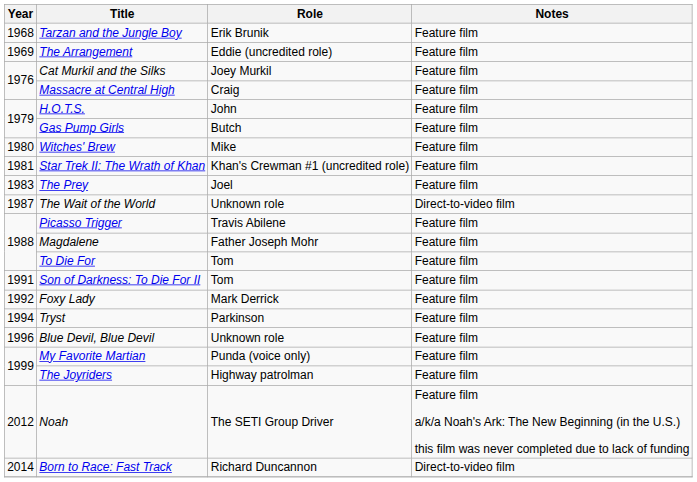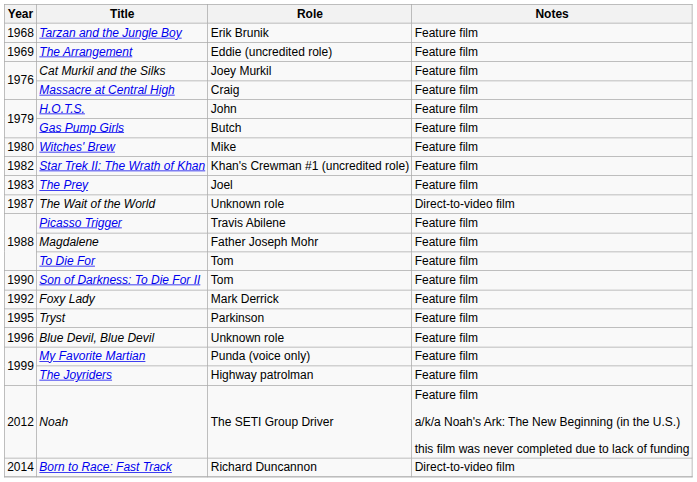(20, 166) 1981 -> (20, 166) 1982
(20, 280) 1991 -> (20, 280) 1990
(20, 318) 1994 -> (20, 318) 1995
